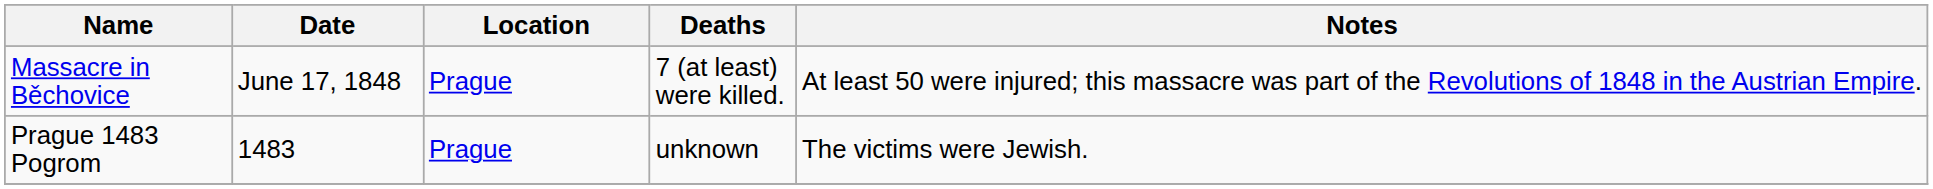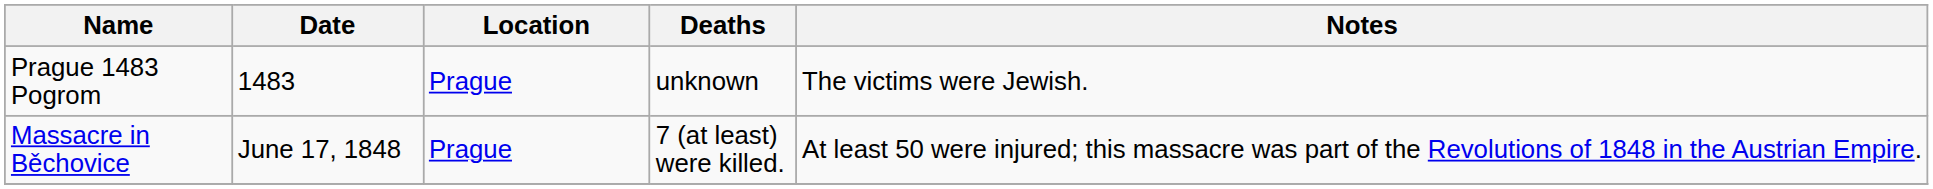rows swapped: (85, 150) <-> (80, 81)
